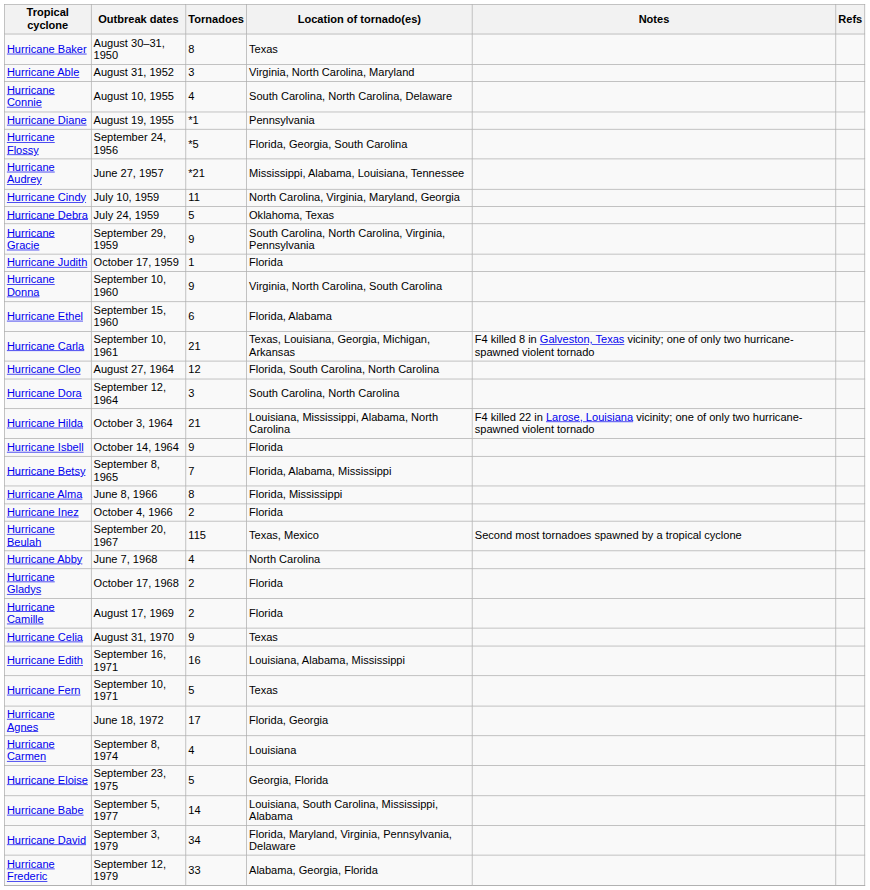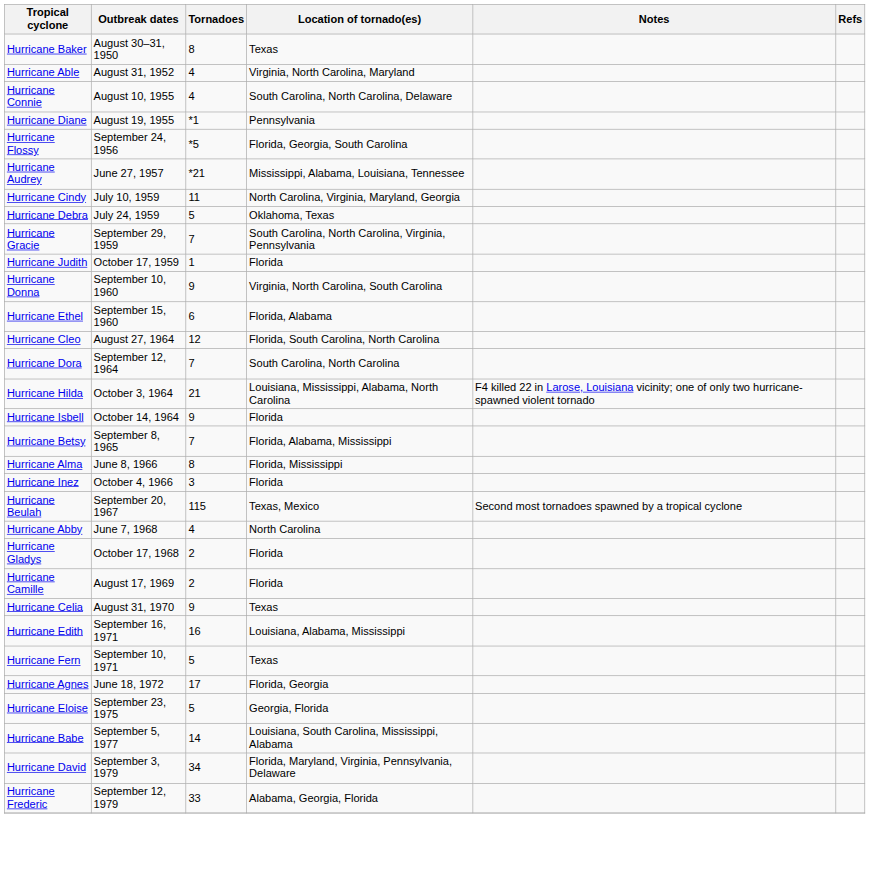(191, 73) 3 -> (191, 73) 4
(191, 239) 9 -> (191, 239) 7
- row: (46, 346)
(191, 393) 3 -> (191, 363) 7
(191, 512) 2 -> (191, 482) 3
- row: (31, 750)
